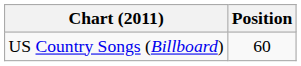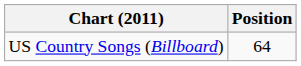(262, 46) 60 -> (262, 46) 64
